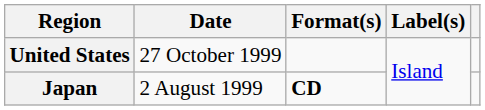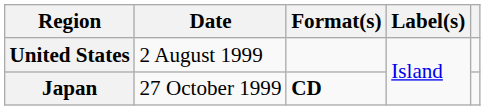(210, 54) 27 October 1999 -> (201, 54) 2 August 1999
(201, 88) 2 August 1999 -> (210, 88) 27 October 1999
